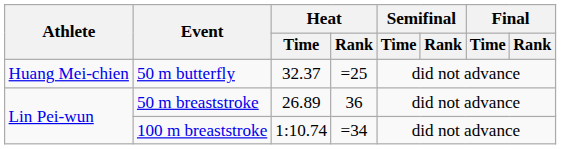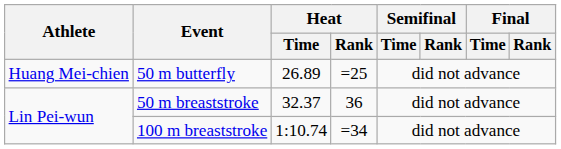(301, 74) 32.37 -> (301, 74) 26.89
(301, 102) 26.89 -> (301, 102) 32.37
